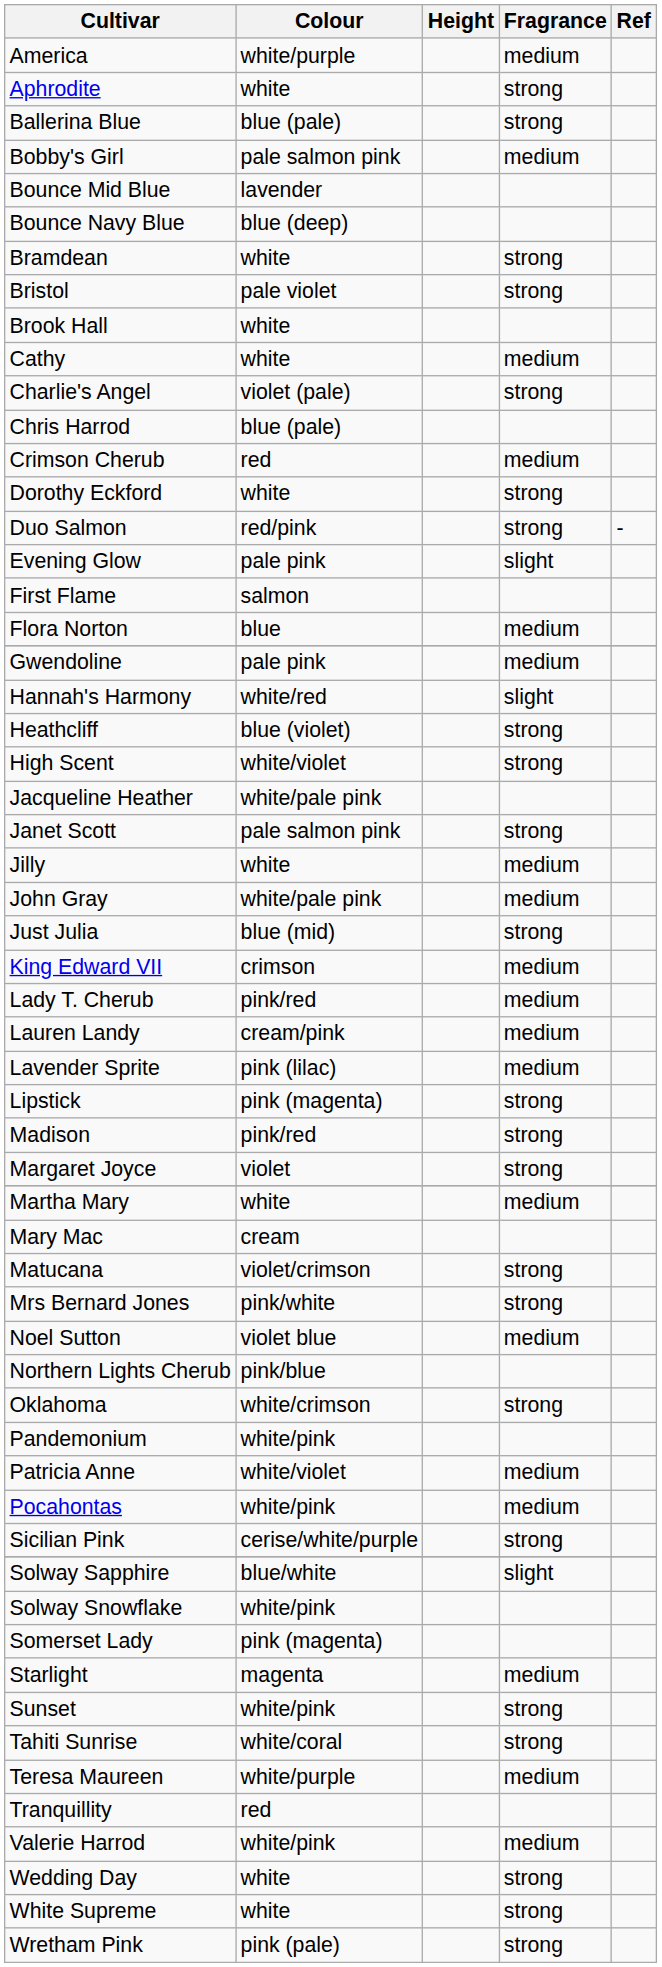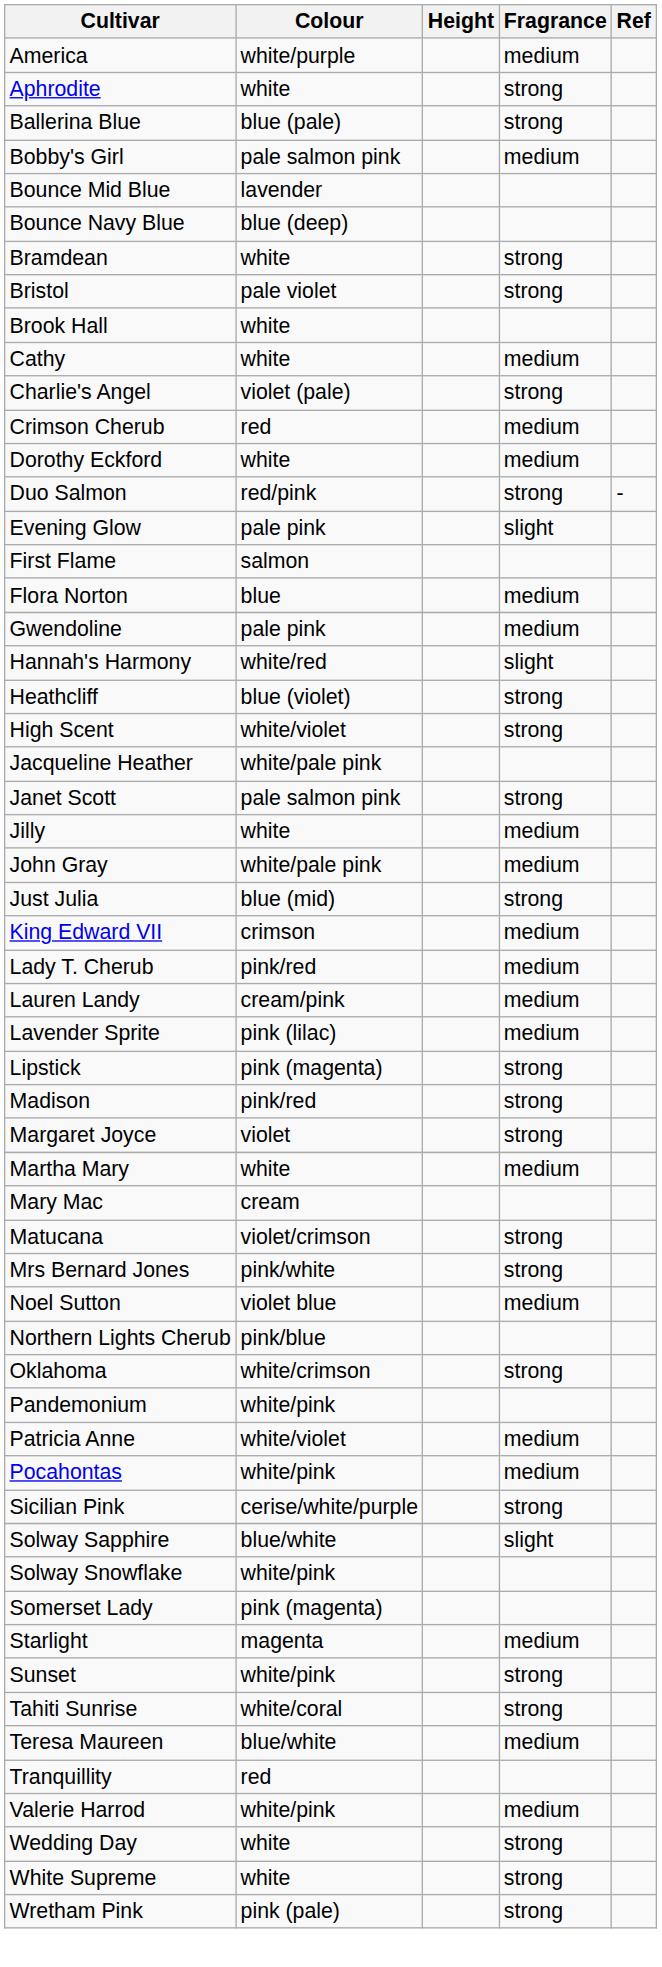- row: (70, 426)
(533, 493) strong -> (542, 460) medium
(298, 1776) white/purple -> (288, 1742) blue/white
